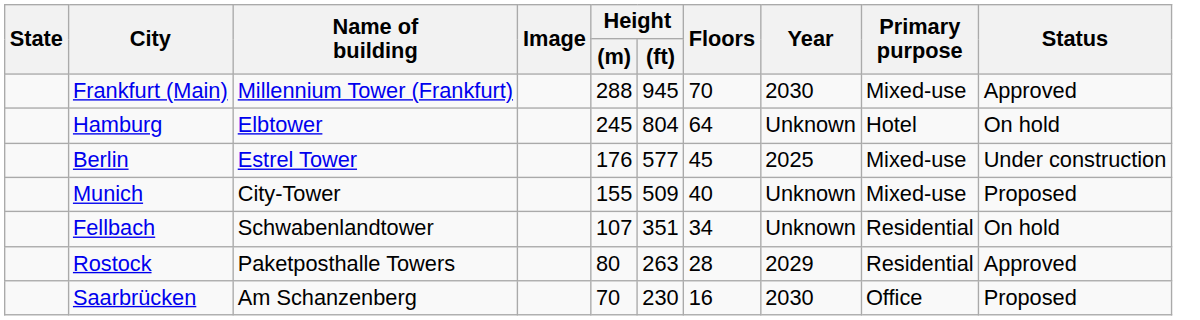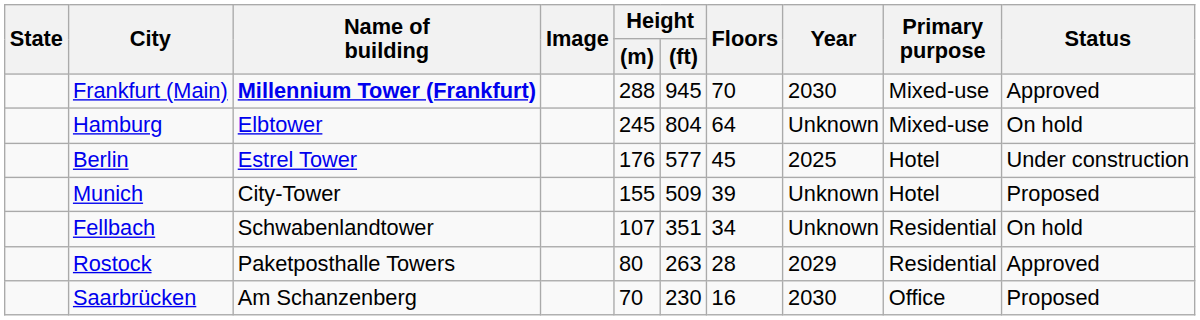(375, 90) normal -> (387, 90) bold
(891, 125) Hotel -> (939, 125) Mixed-use
(916, 159) Mixed-use -> (914, 159) Hotel
(701, 194) 40 -> (724, 194) 39
(916, 194) Mixed-use -> (914, 194) Hotel
